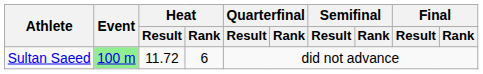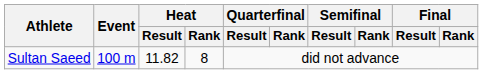(116, 58) lightgreen background -> (116, 58) no background
(162, 58) 11.72 -> (162, 58) 11.82
(204, 58) 6 -> (204, 58) 8
